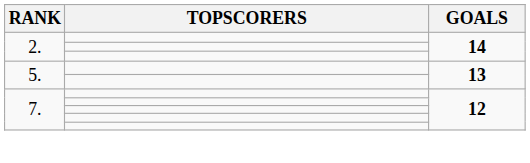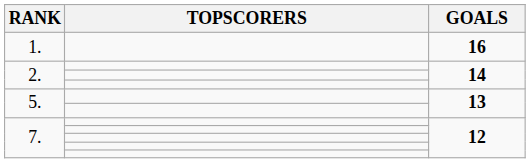+ row: (35, 46)
